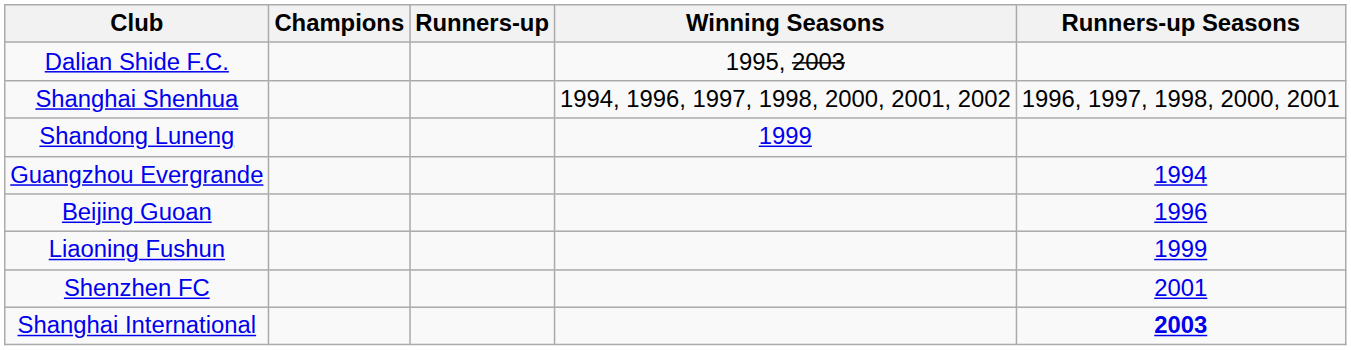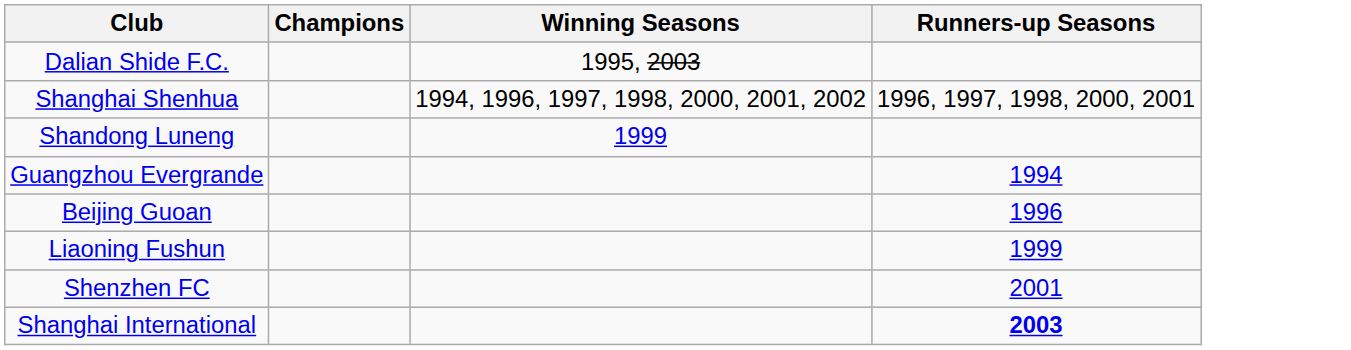- column: (482, 23)
